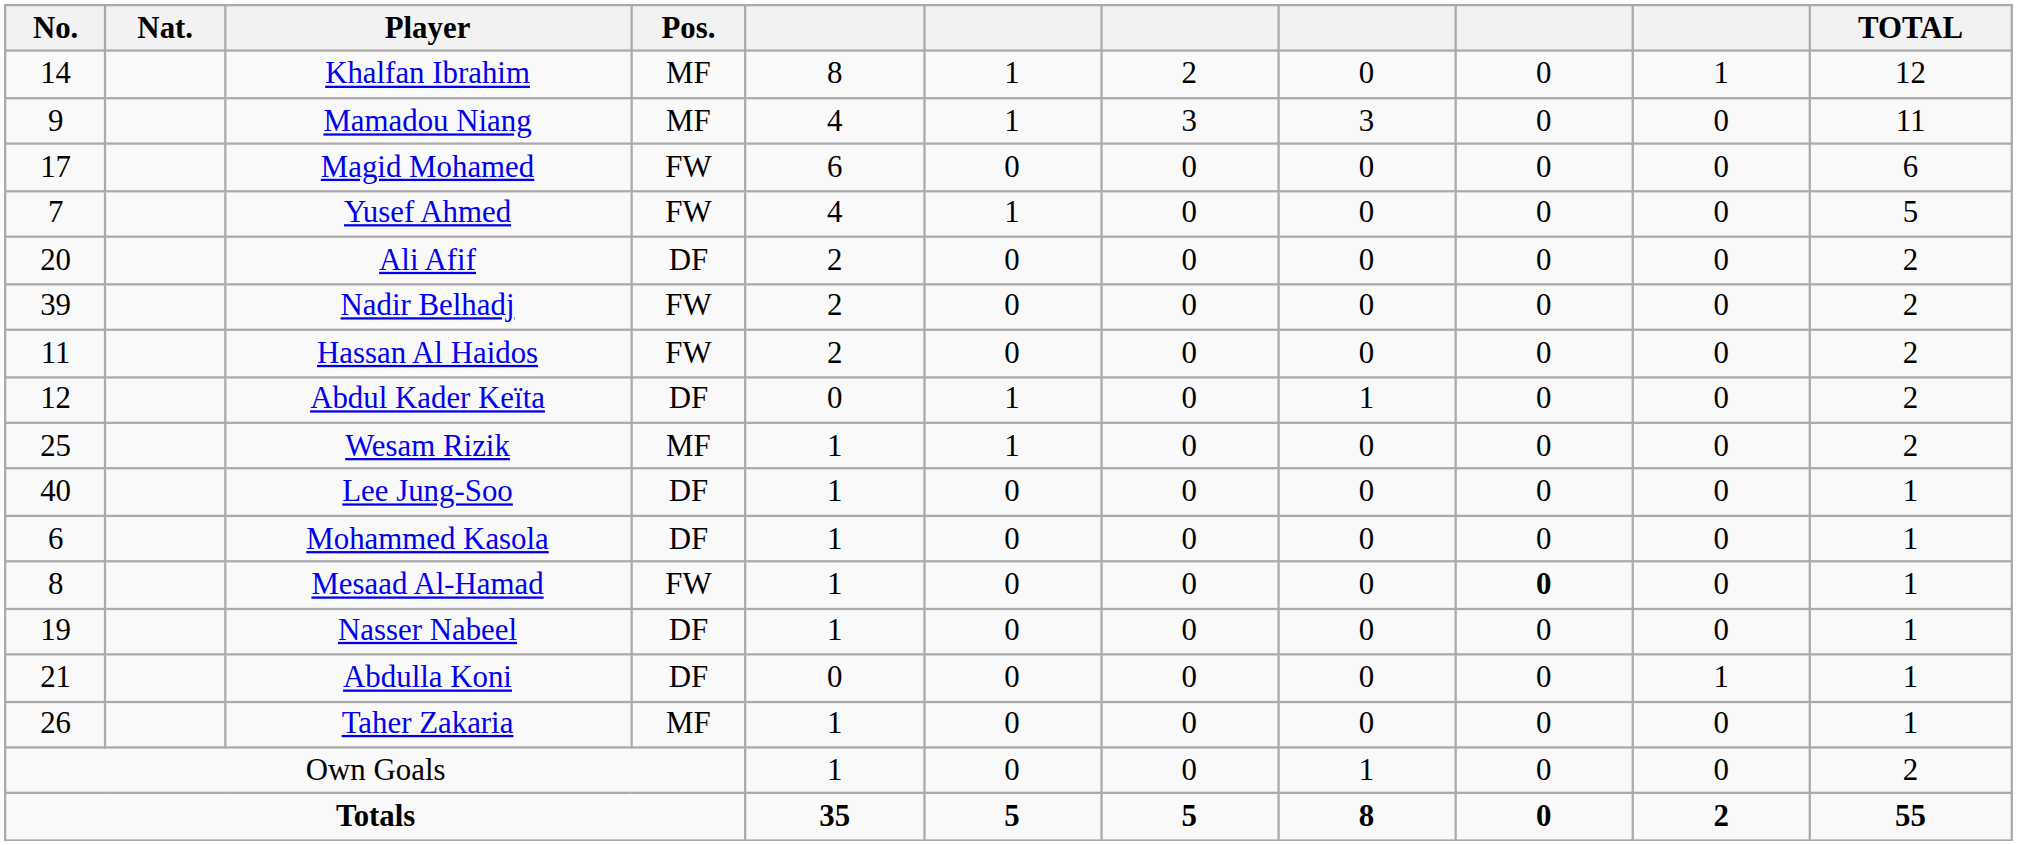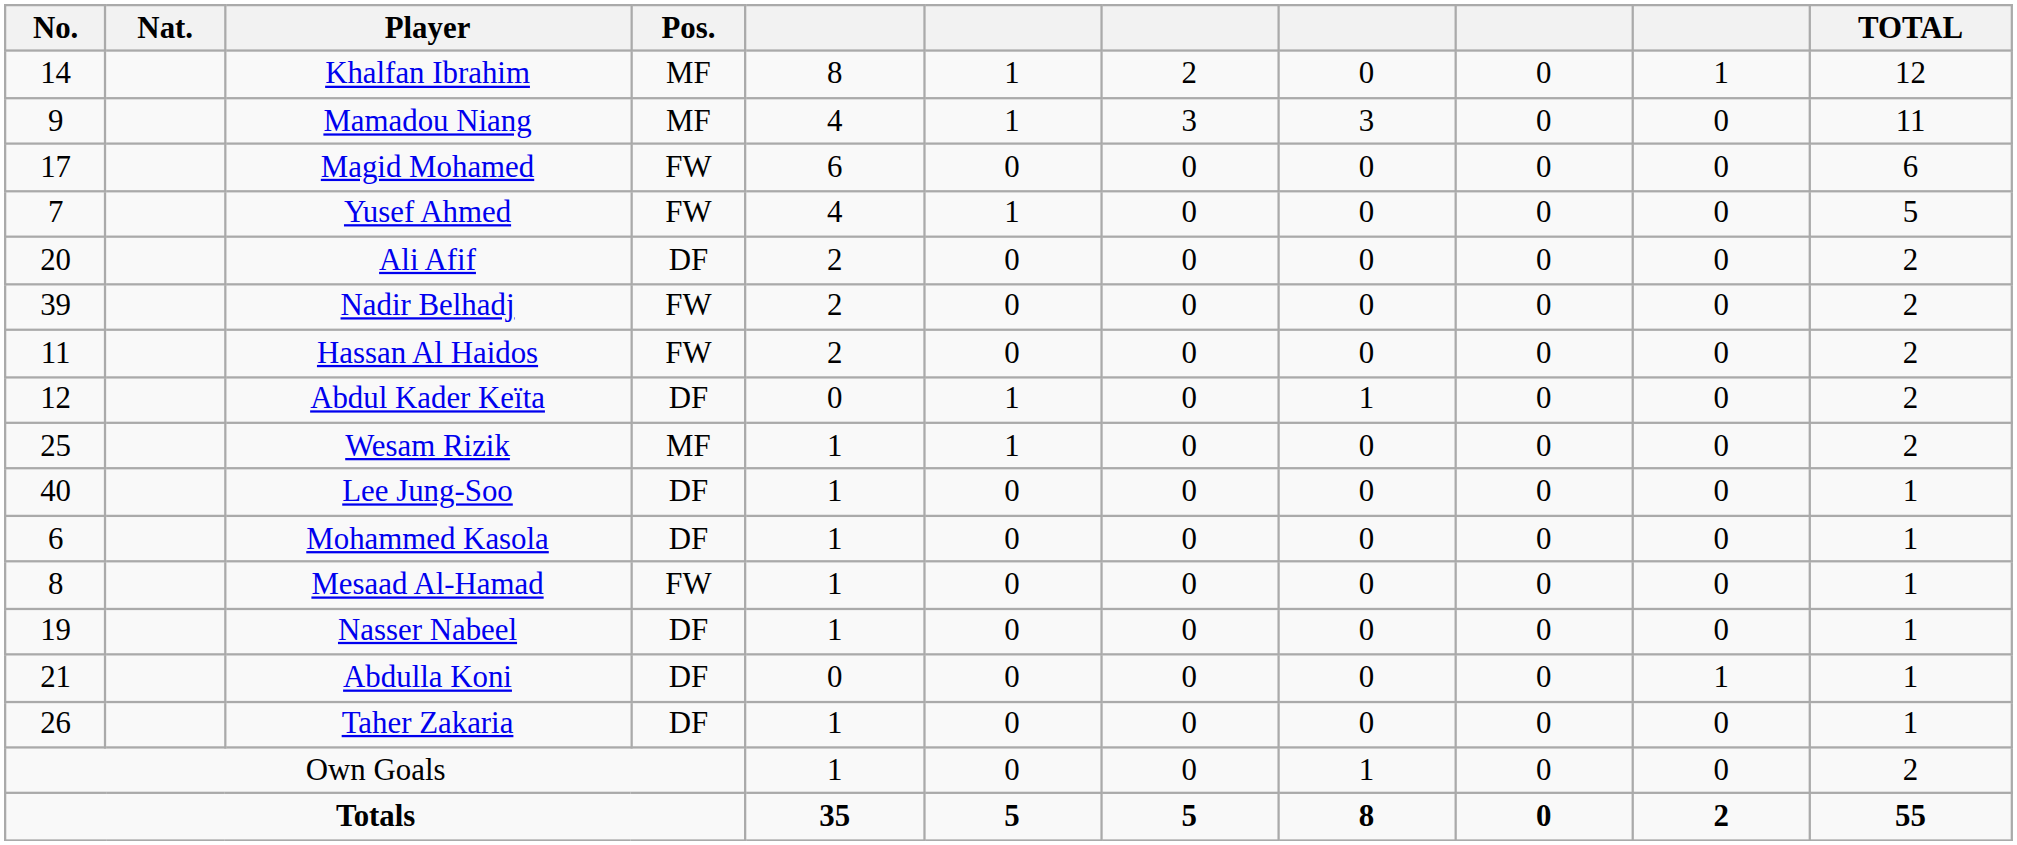(1544, 584) bold -> (1544, 584) normal
(688, 723) MF -> (688, 723) DF
